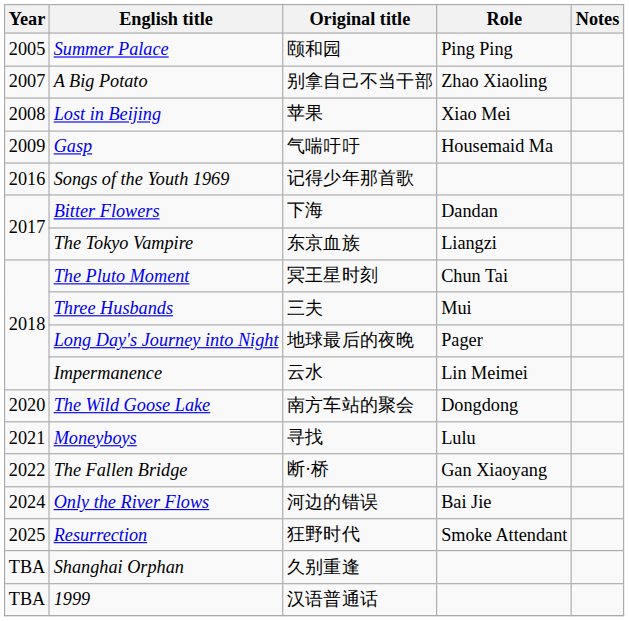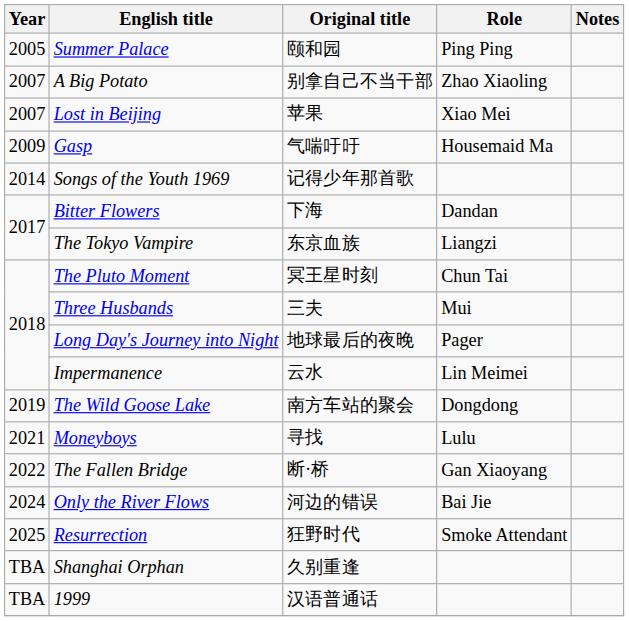(27, 114) 2008 -> (27, 114) 2007
(27, 178) 2016 -> (27, 178) 2014
(27, 405) 2020 -> (27, 405) 2019
